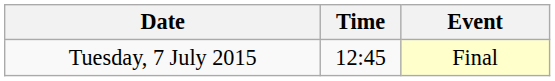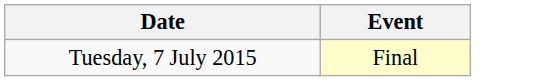- column: (361, 22)
